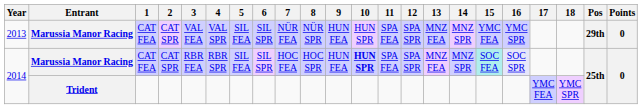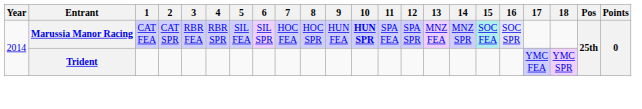- row: (16, 34)
